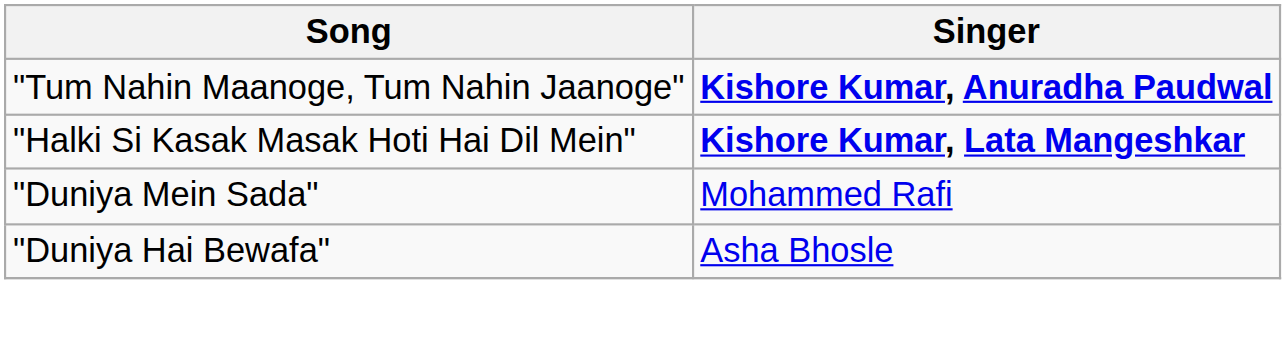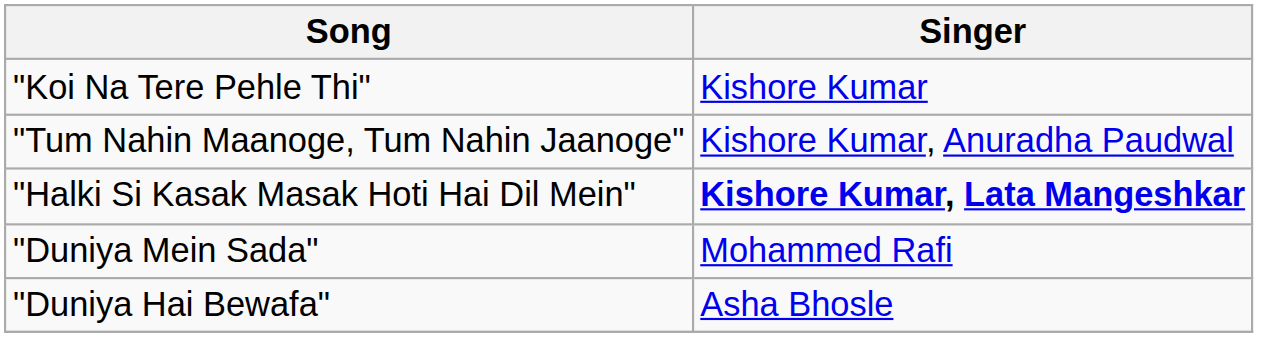+ row: (192, 86)
(986, 86) bold -> (967, 140) normal
